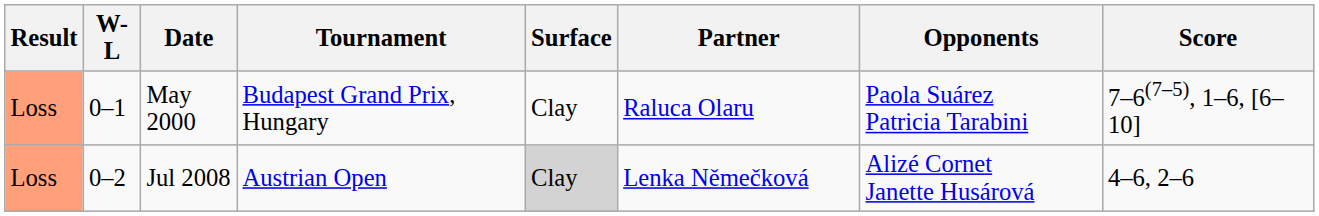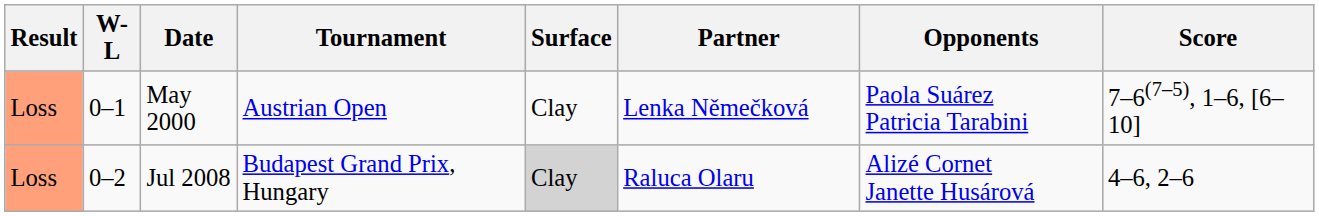(349, 108) Budapest Grand Prix, Hungary -> (315, 108) Austrian Open
(689, 108) Raluca Olaru -> (716, 108) Lenka Němečková
(315, 178) Austrian Open -> (349, 178) Budapest Grand Prix, Hungary
(716, 178) Lenka Němečková -> (689, 178) Raluca Olaru
